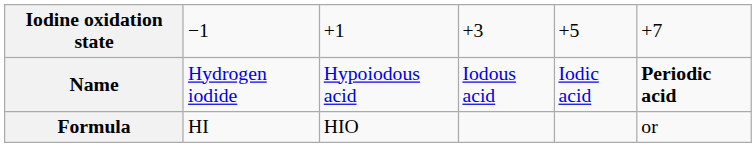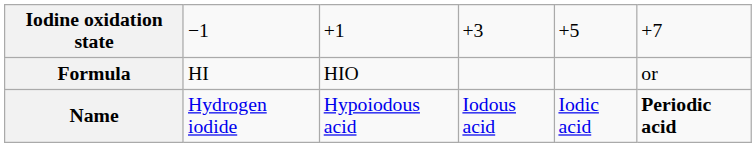rows swapped: (94, 84) <-> (94, 126)
